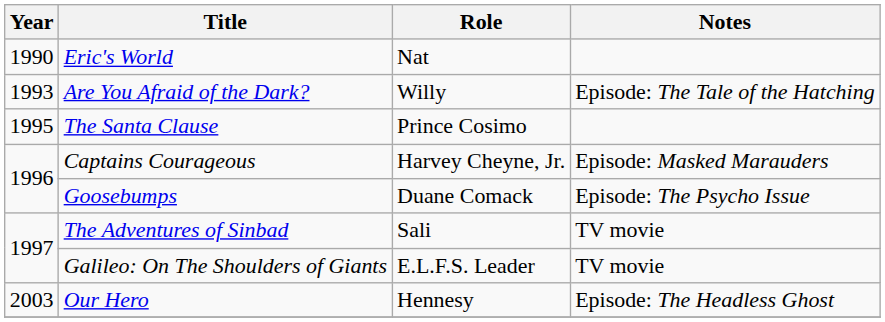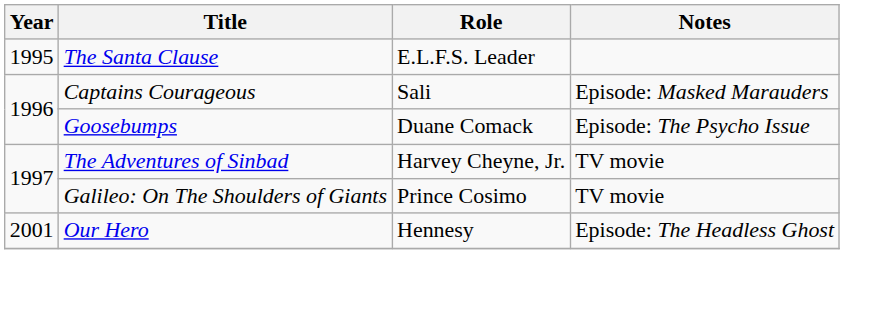- row: (118, 56)
- row: (187, 91)
(462, 126) Prince Cosimo -> (466, 56) E.L.F.S. Leader
(481, 160) Harvey Cheyne, Jr. -> (414, 91) Sali
(414, 230) Sali -> (481, 160) Harvey Cheyne, Jr.
(466, 265) E.L.F.S. Leader -> (462, 195) Prince Cosimo
(32, 299) 2003 -> (32, 230) 2001
